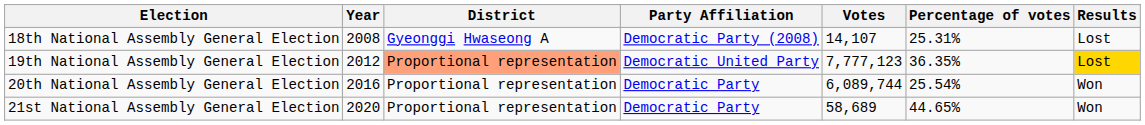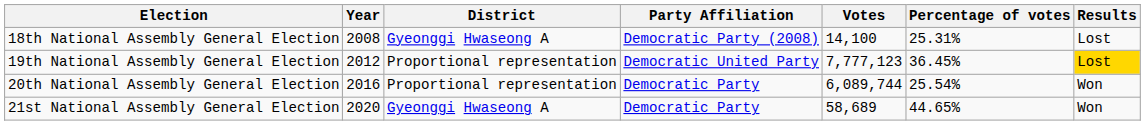(851, 39) 14,107 -> (851, 39) 14,100
(502, 62) lightsalmon background -> (502, 62) no background
(935, 62) 36.35% -> (935, 62) 36.45%
(502, 108) Proportional representation -> (468, 108) Gyeonggi Hwaseong A
